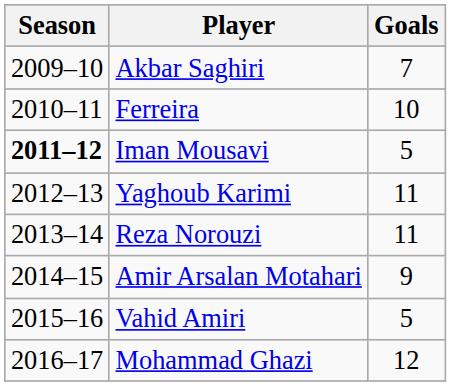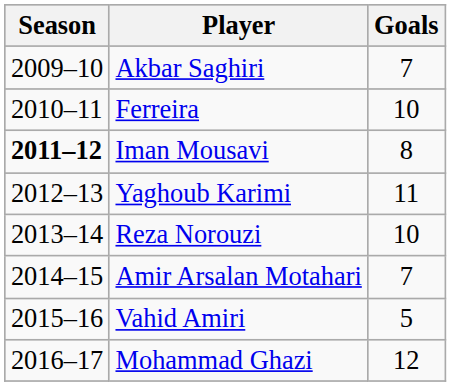(406, 151) 5 -> (406, 151) 8
(406, 234) 11 -> (406, 234) 10
(406, 276) 9 -> (406, 276) 7
